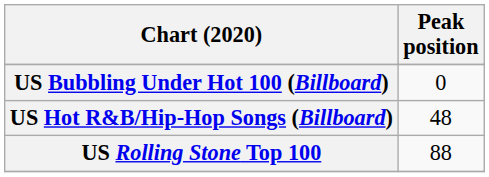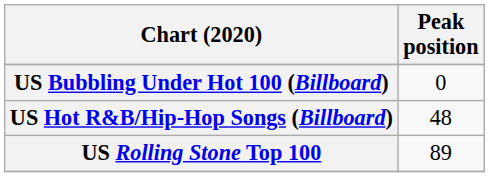(441, 152) 88 -> (441, 152) 89
